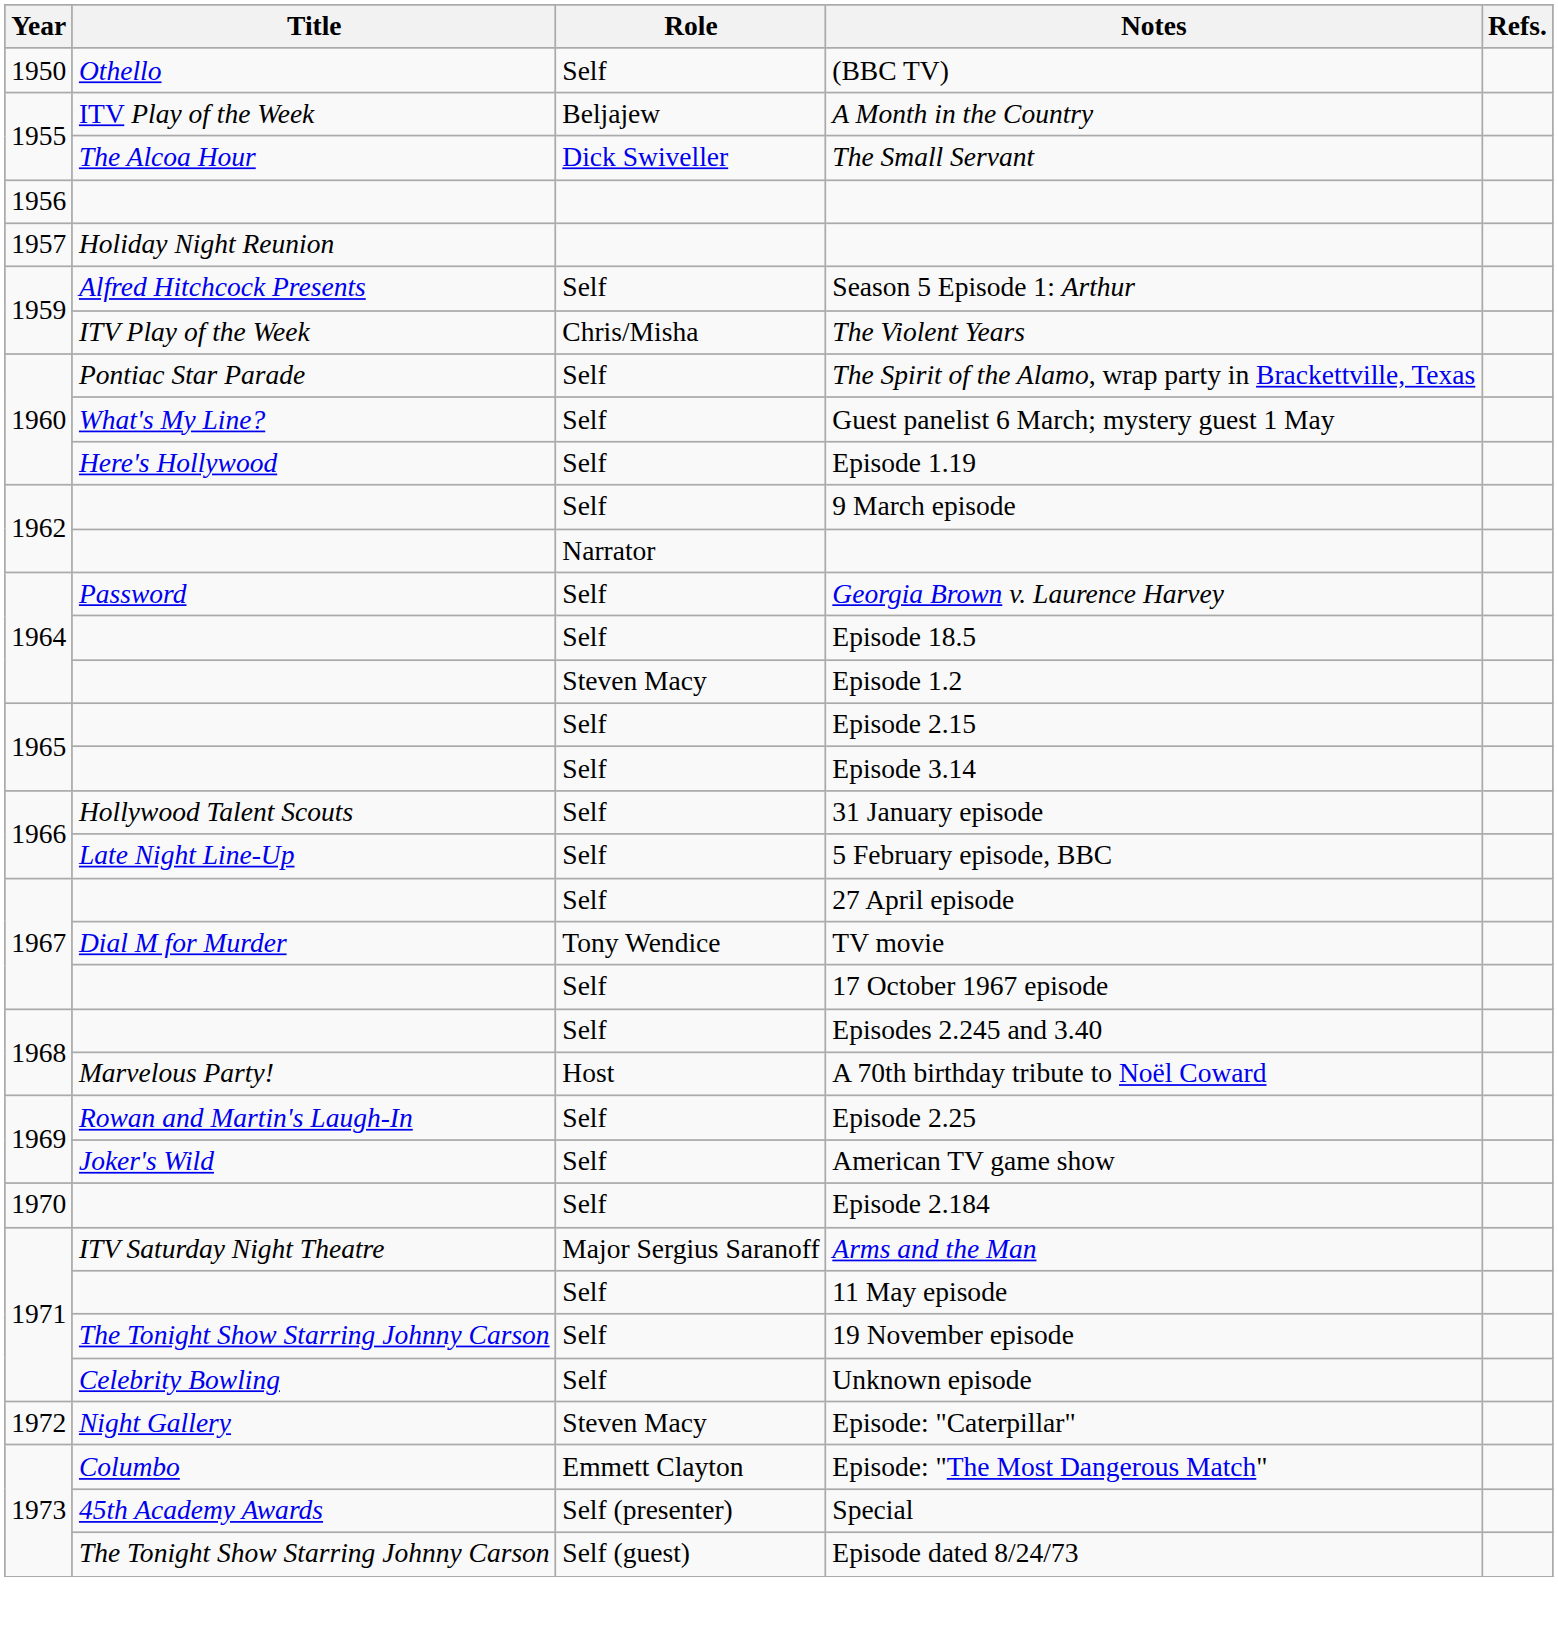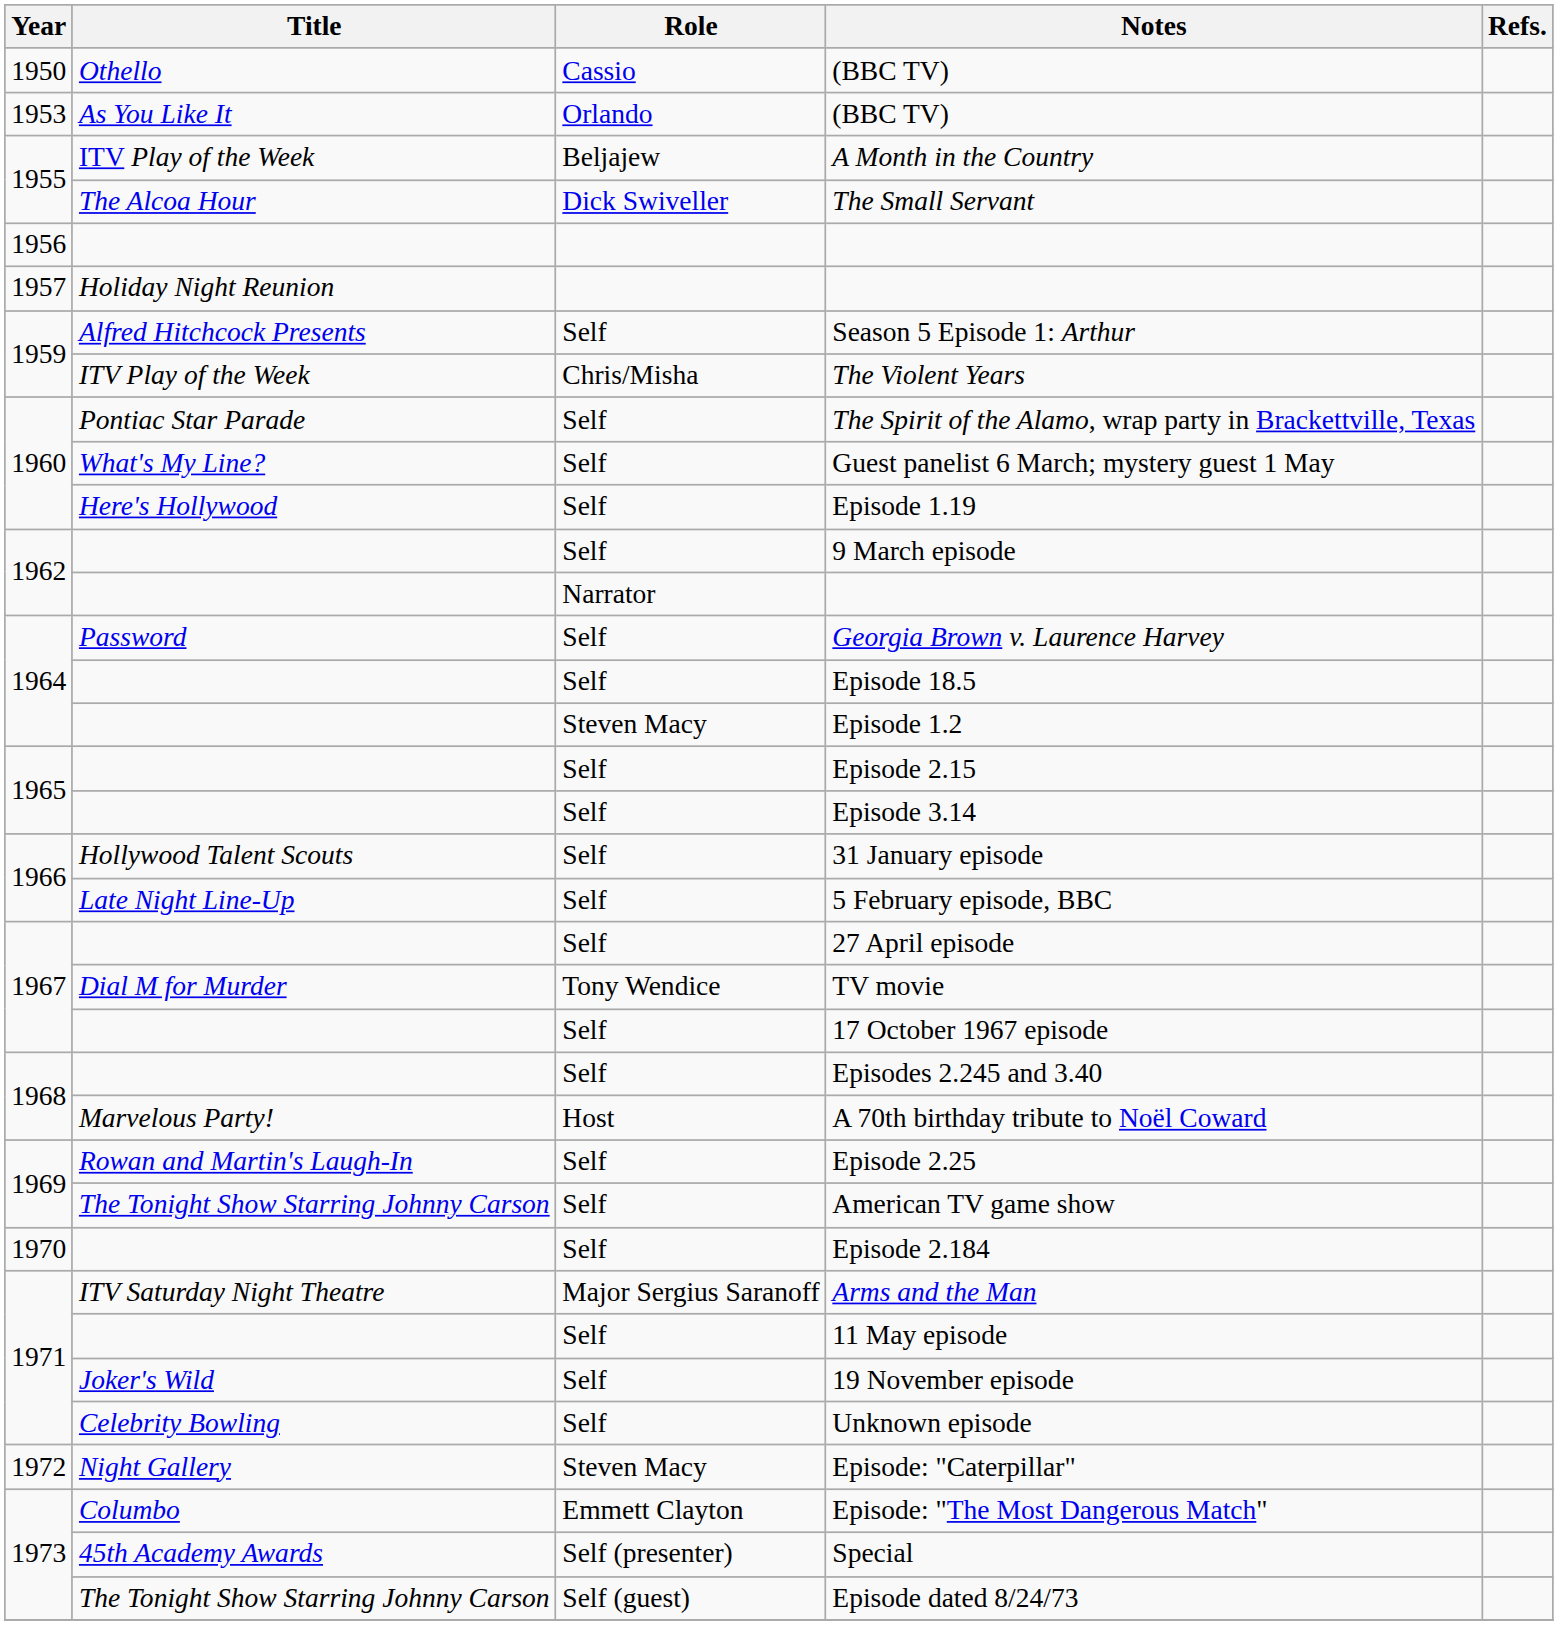(584, 69) Self -> (599, 69) Cassio
+ row: (39, 113)
(146, 1161) Joker's Wild -> (314, 1204) The Tonight Show Starring Johnny Carson
(314, 1335) The Tonight Show Starring Johnny Carson -> (146, 1379) Joker's Wild
